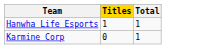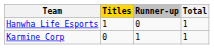+ column: (157, 11)
